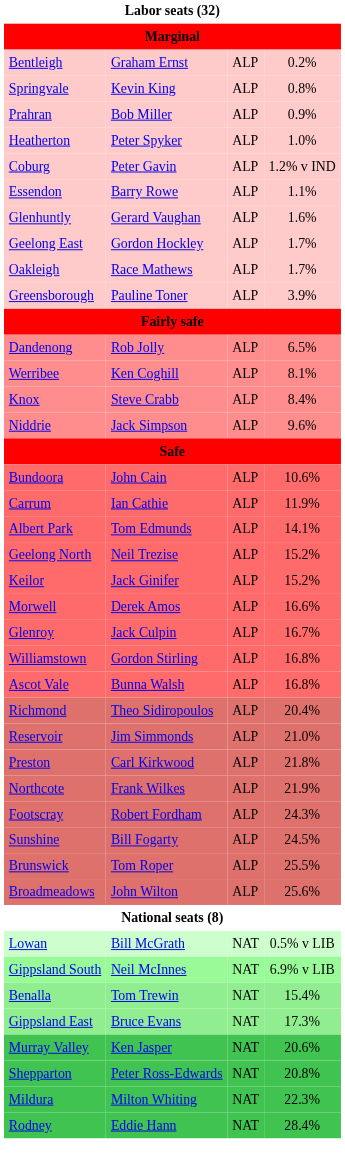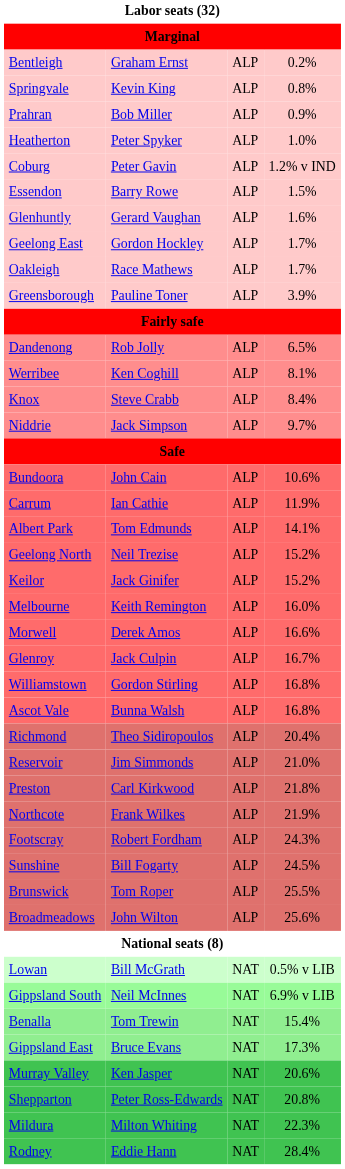(302, 191) 1.1% -> (302, 191) 1.5%
(302, 425) 9.6% -> (302, 425) 9.7%
+ row: (39, 606)
